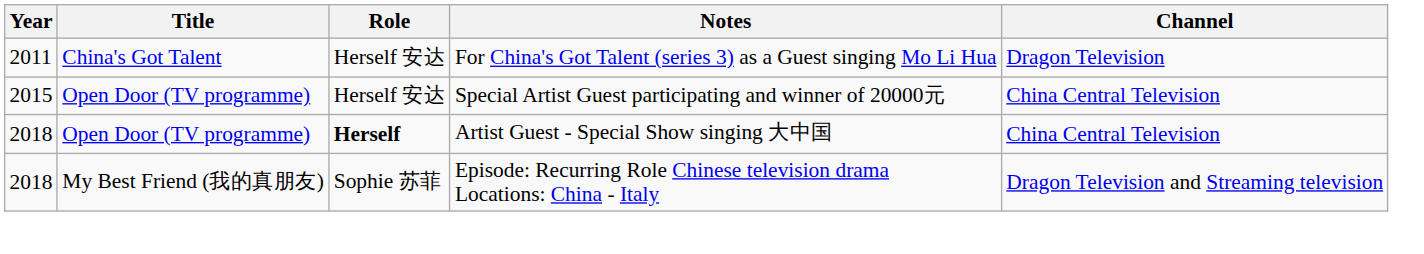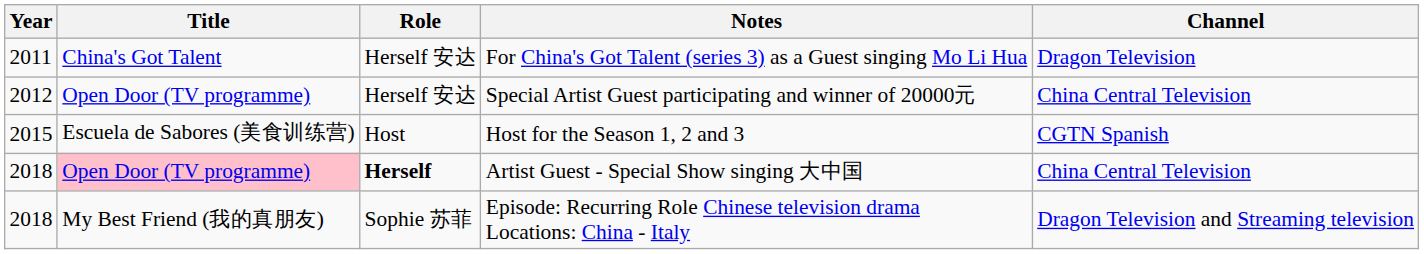(31, 95) 2015 -> (31, 95) 2012
+ row: (615, 133)
(186, 133) no background -> (186, 171) pink background
